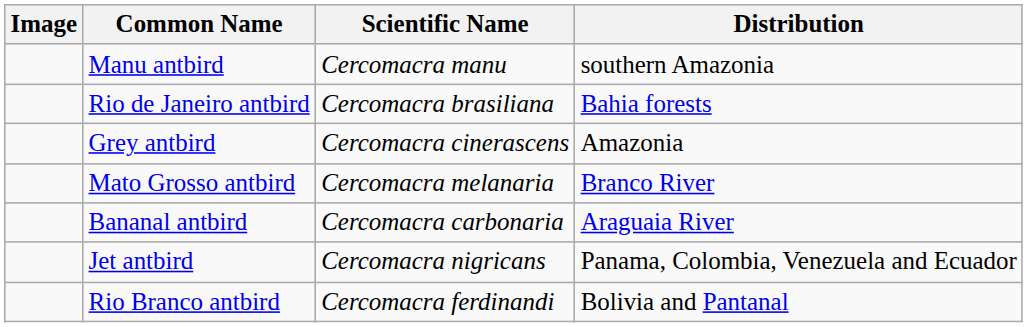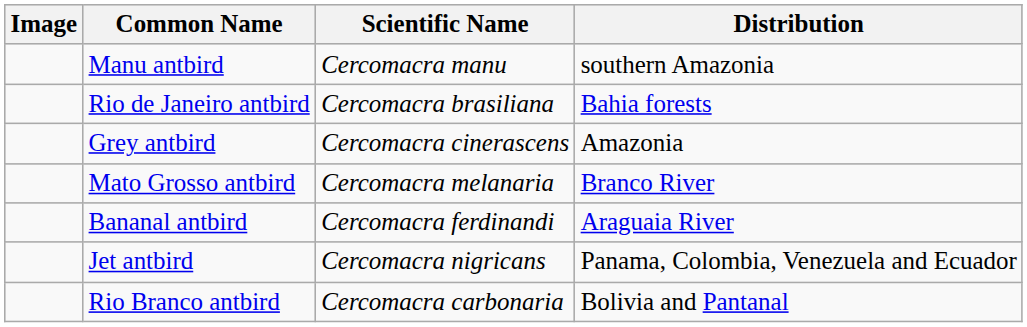(442, 222) Cercomacra carbonaria -> (438, 222) Cercomacra ferdinandi
(438, 301) Cercomacra ferdinandi -> (442, 301) Cercomacra carbonaria
